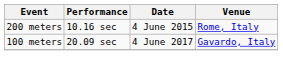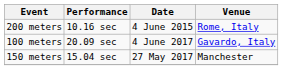+ row: (34, 57)
